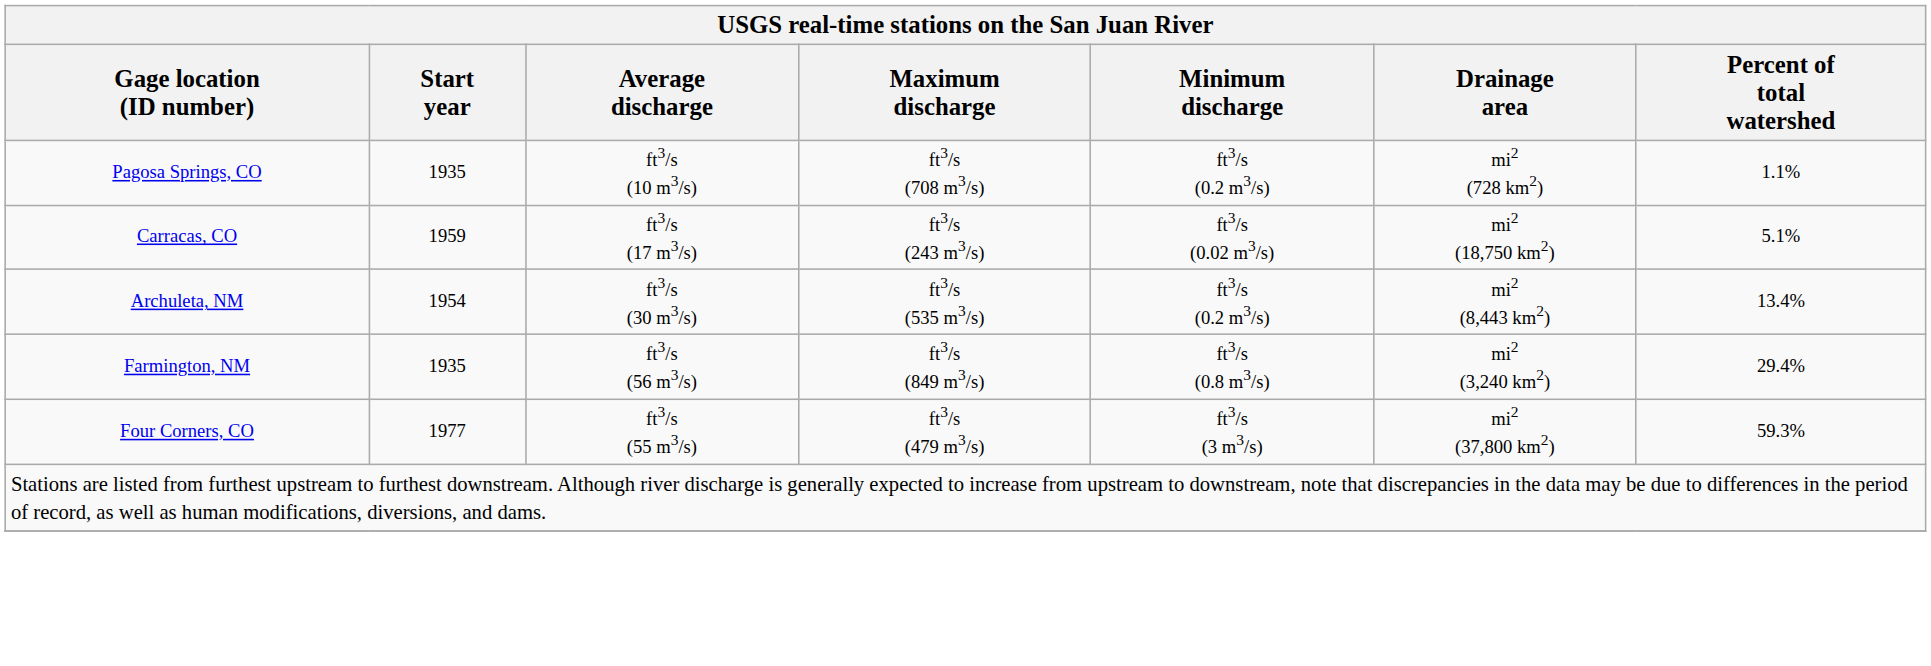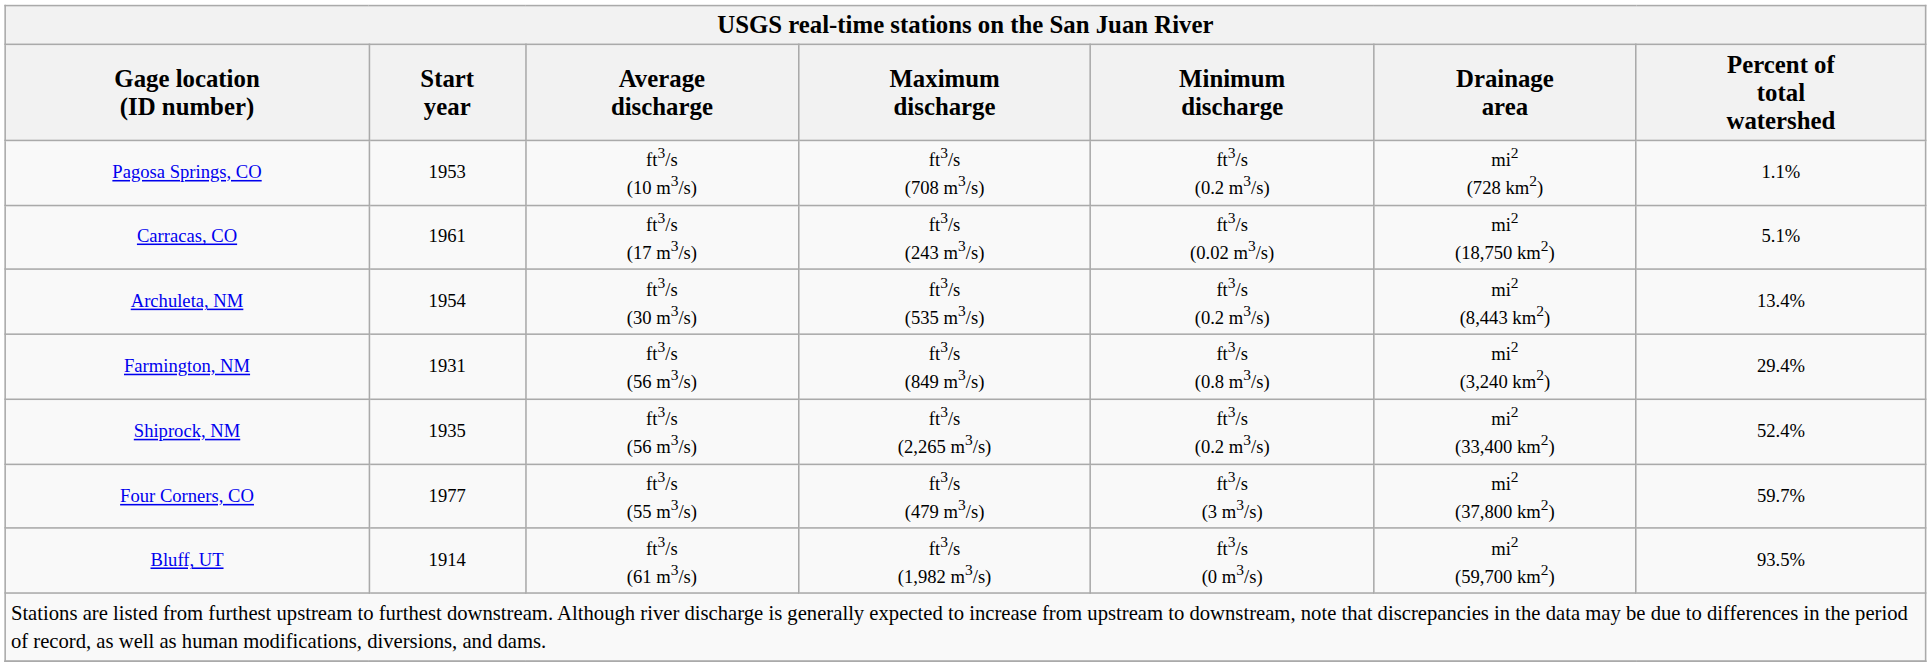(447, 172) 1935 -> (447, 172) 1953
(447, 236) 1959 -> (447, 236) 1961
(447, 366) 1935 -> (447, 366) 1931
+ row: (187, 431)
(1781, 431) 59.3% -> (1781, 495) 59.7%
+ row: (187, 560)
